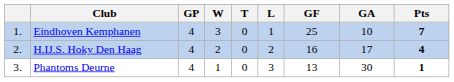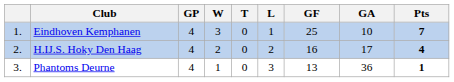(367, 67) 30 -> (367, 67) 36
